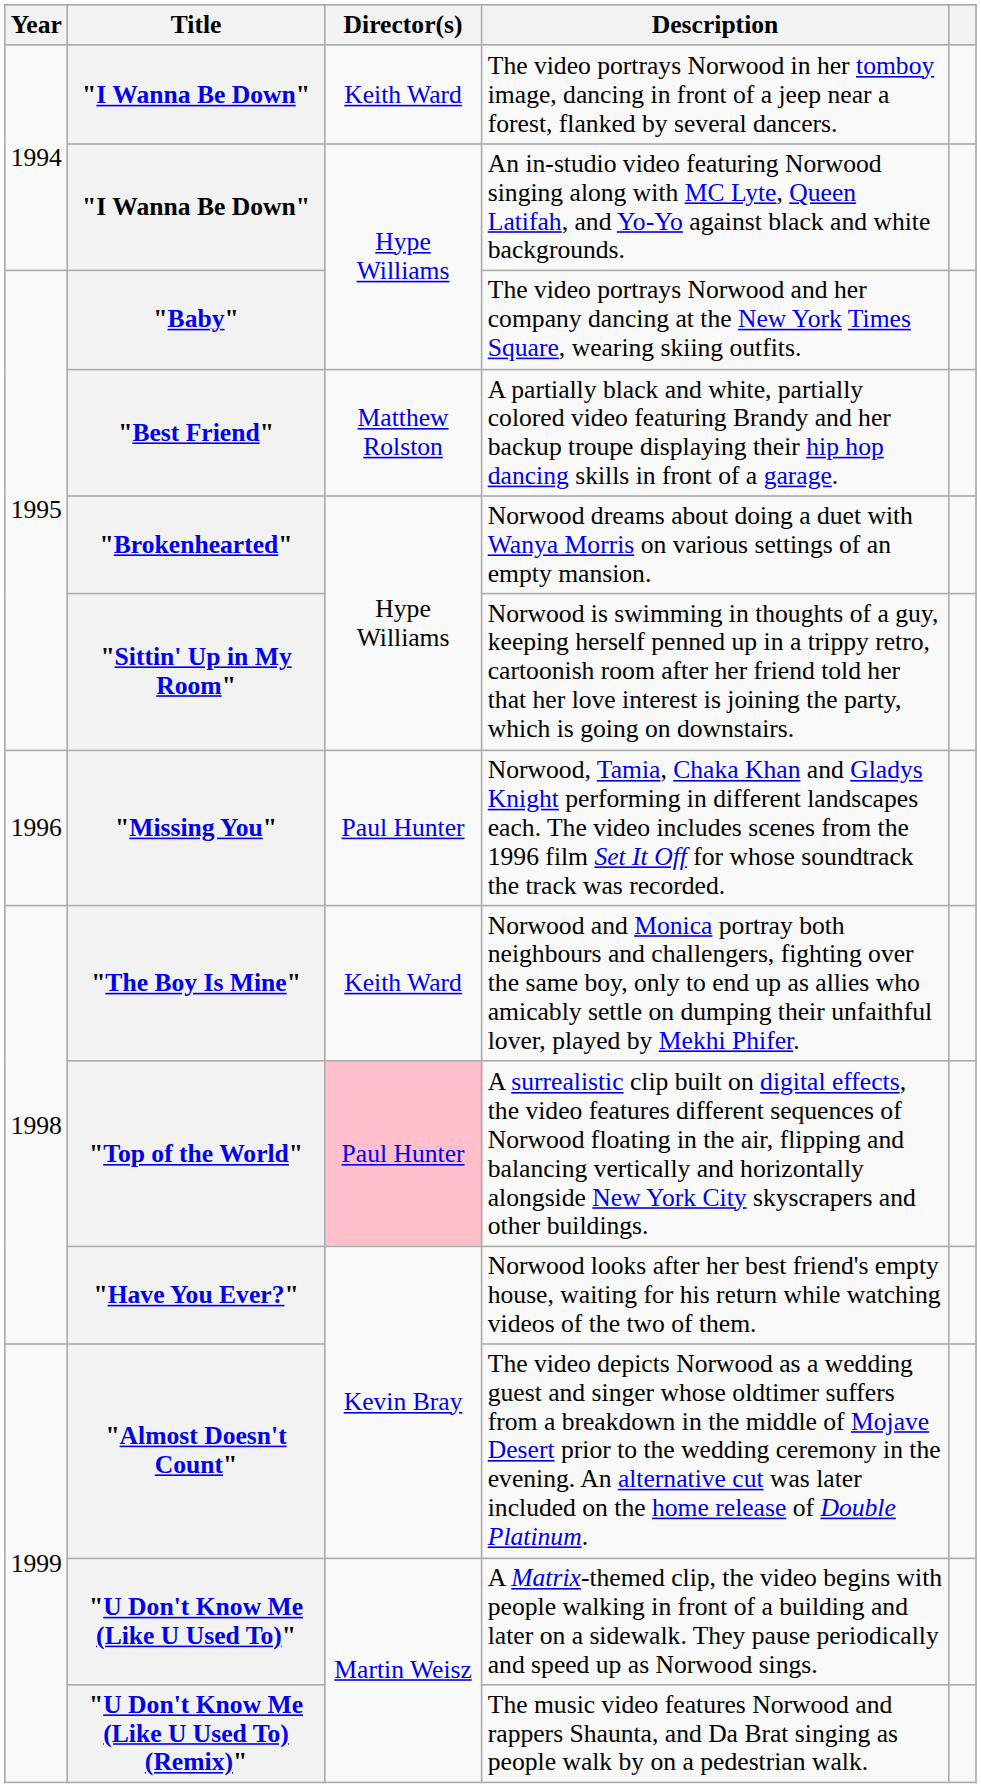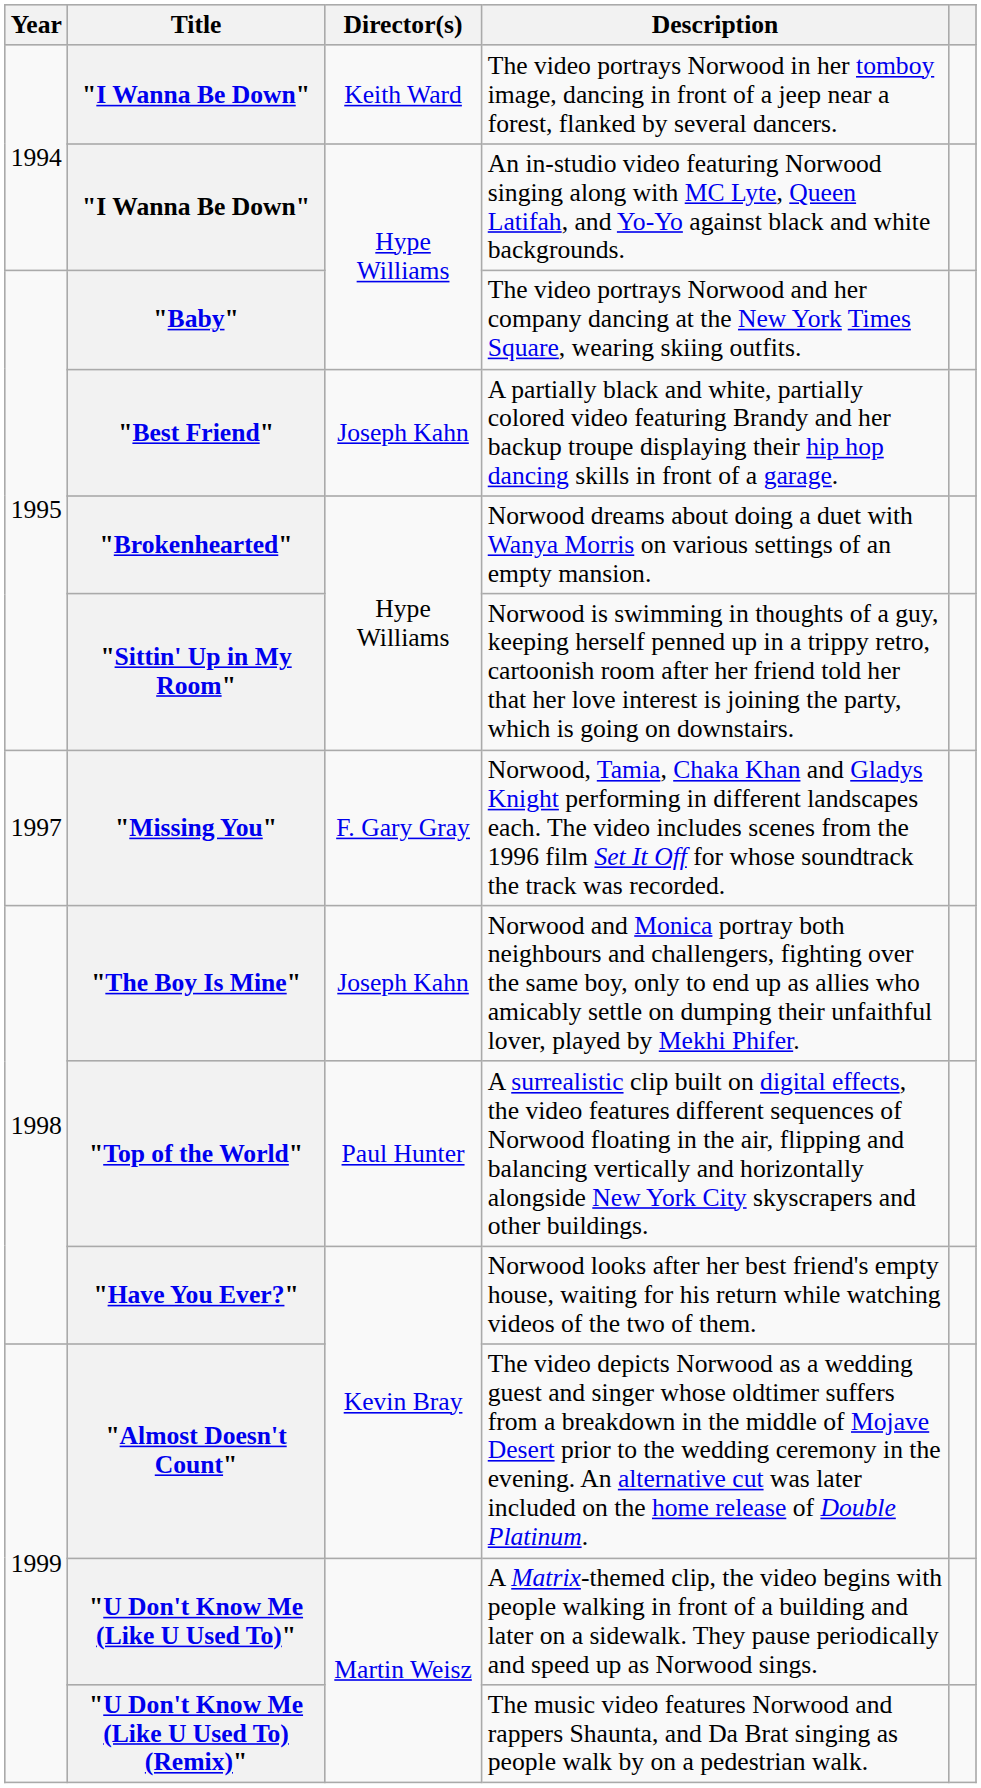(403, 432) Matthew Rolston -> (403, 432) Joseph Kahn
(36, 827) 1996 -> (36, 827) 1997
(403, 827) Paul Hunter -> (403, 827) F. Gary Gray
(403, 983) Keith Ward -> (403, 983) Joseph Kahn
(403, 1153) pink background -> (403, 1153) no background
